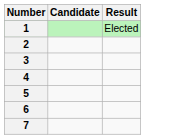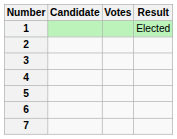+ column: (118, 12)
